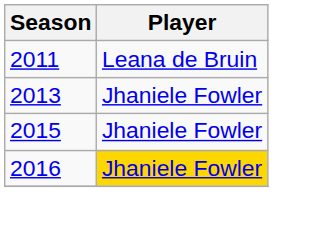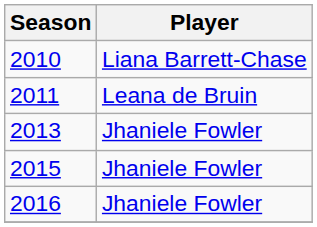+ row: (35, 58)
(182, 167) gold background -> (182, 204) no background
